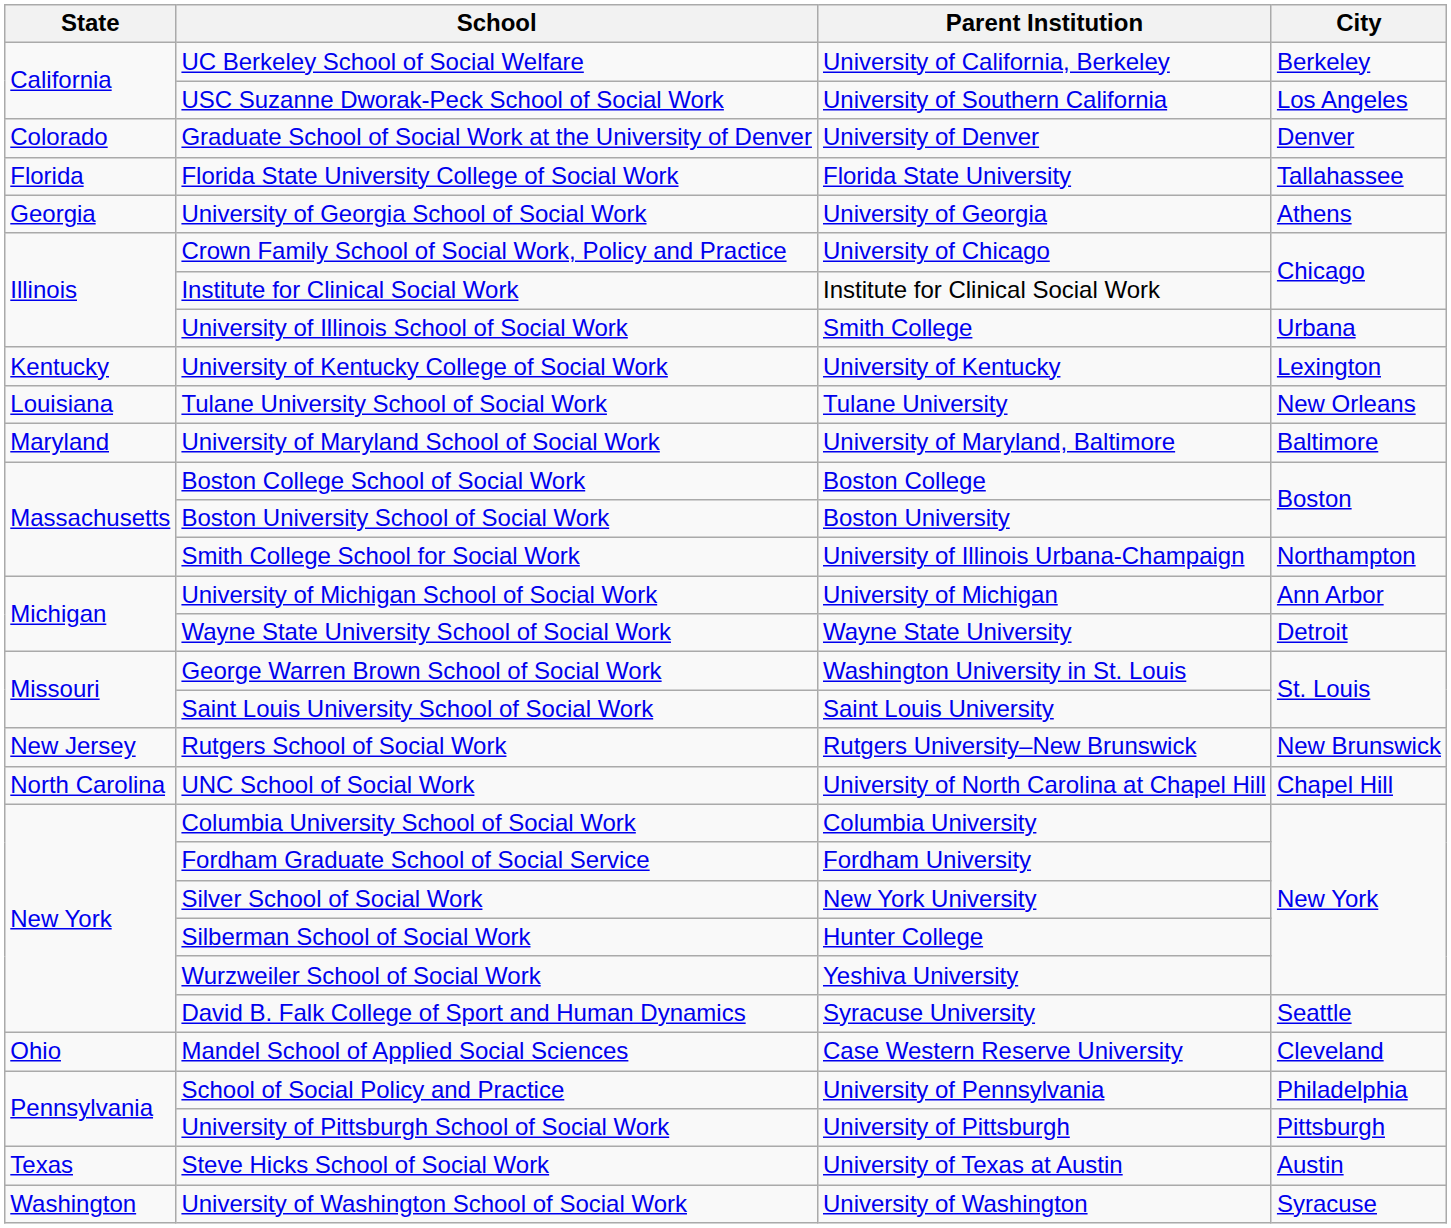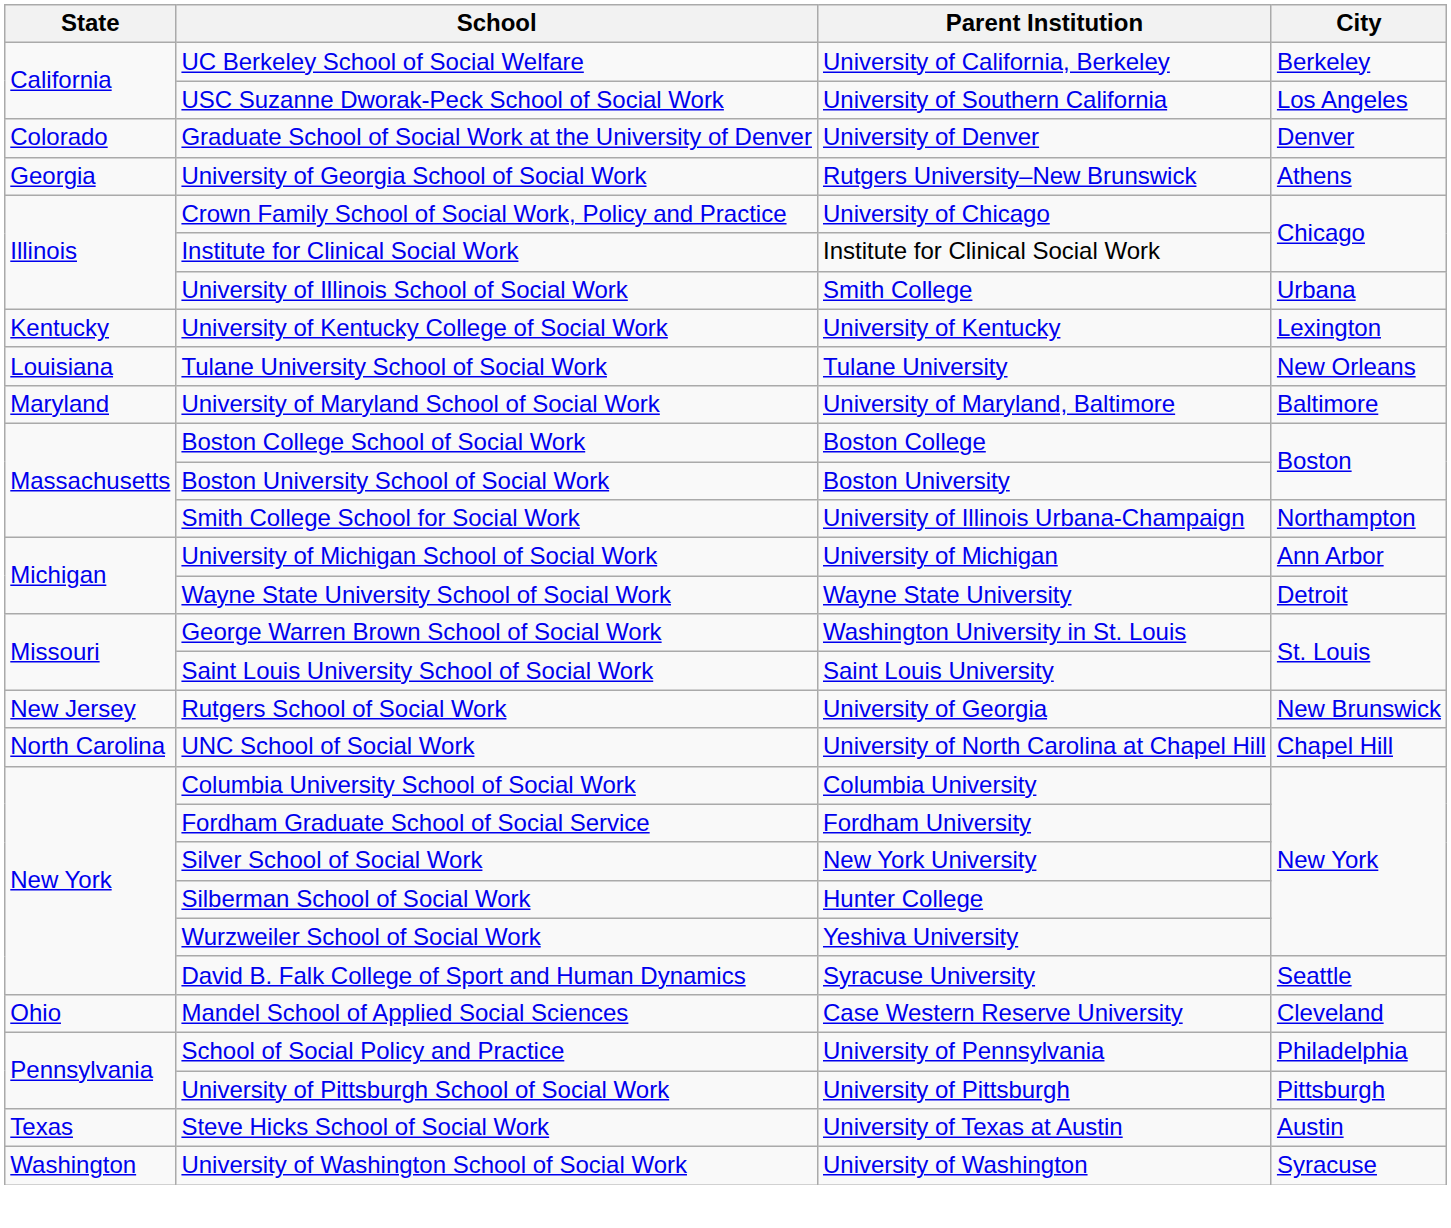- row: (430, 175)
(935, 213) University of Georgia -> (1010, 175) Rutgers University–New Brunswick
(1010, 746) Rutgers University–New Brunswick -> (935, 708) University of Georgia
